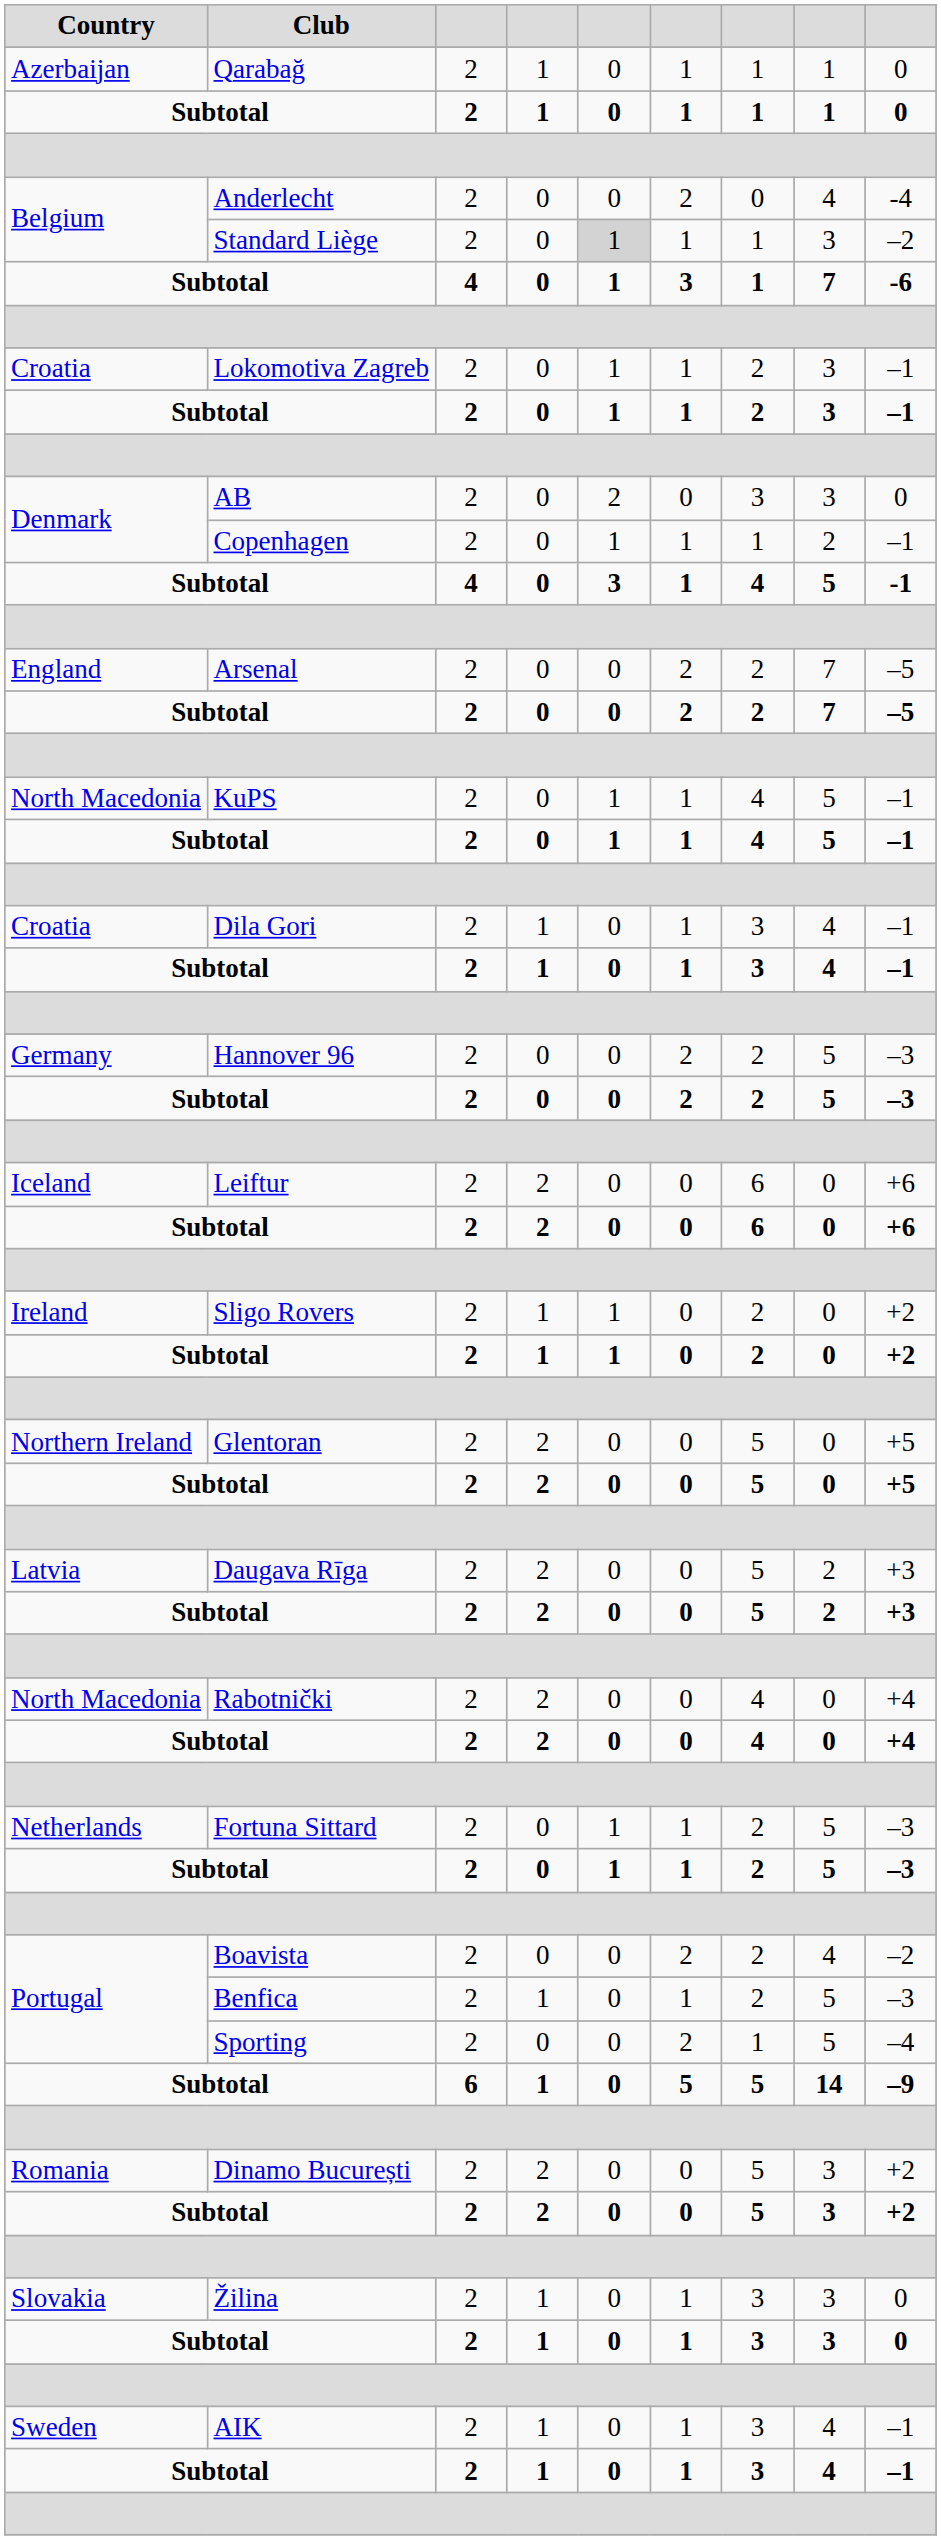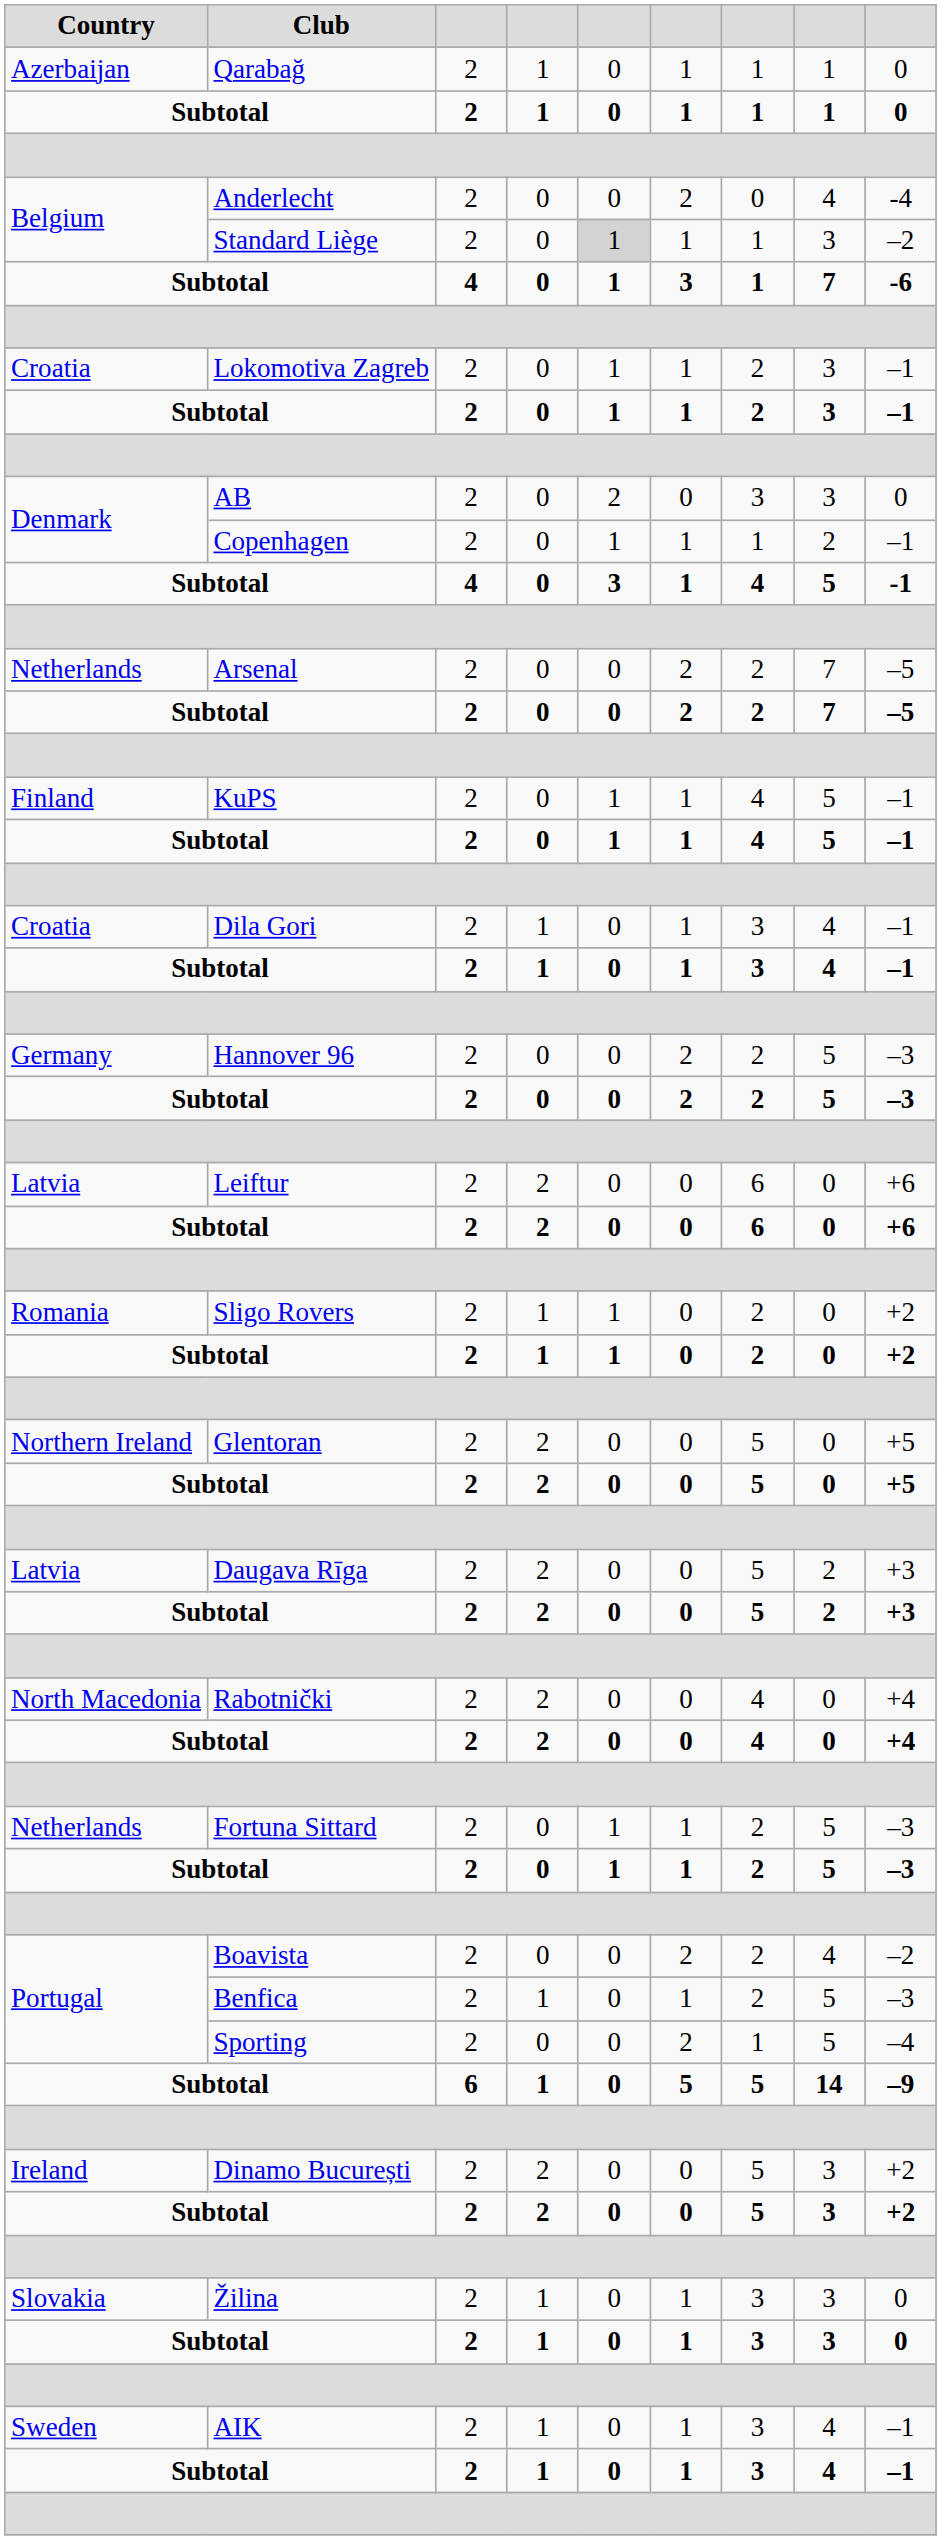(56, 669) England -> (76, 669) Netherlands
(106, 797) North Macedonia -> (52, 797) Finland
(51, 1183) Iceland -> (46, 1183) Latvia
(49, 1312) Ireland -> (60, 1312) Romania
(60, 2170) Romania -> (49, 2170) Ireland
